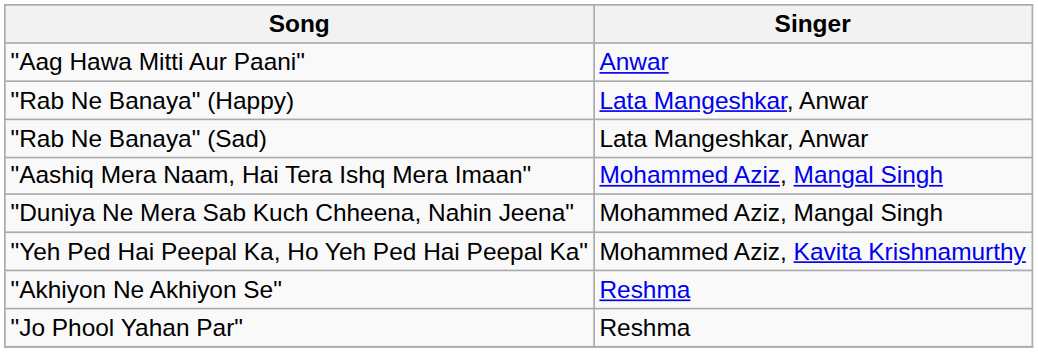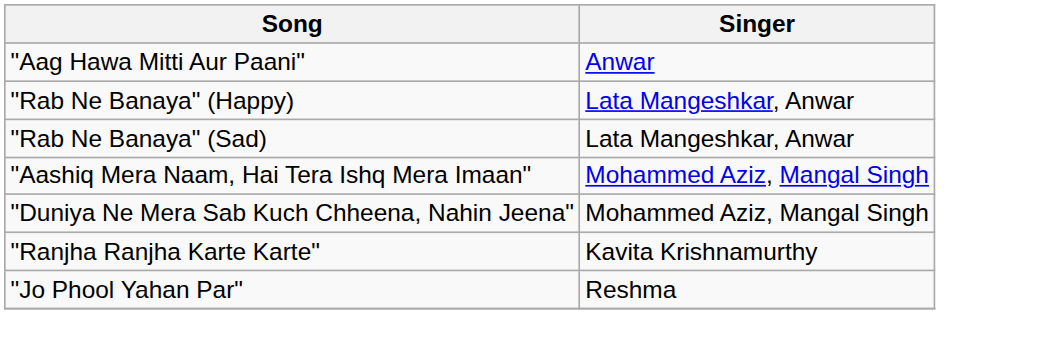- row: (299, 251)
+ row: (165, 251)
- row: (146, 289)
